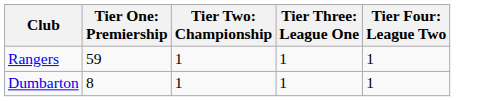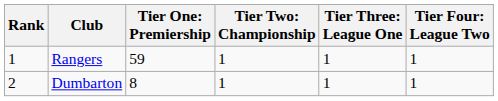+ column: (26, 25)
